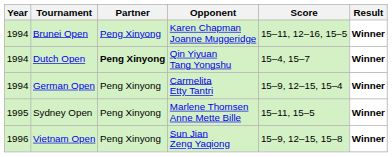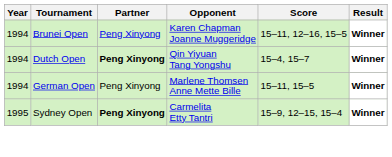(191, 86) Carmelita Etty Tantri -> (209, 86) Marlene Thomsen Anne Mette Bille
(302, 86) 15–9, 12–15, 15–4 -> (287, 86) 15–11, 15–5
(130, 112) normal -> (132, 112) bold
(209, 112) Marlene Thomsen Anne Mette Bille -> (191, 112) Carmelita Etty Tantri
(288, 112) 15–11, 15–5 -> (301, 112) 15–9, 12–15, 15–4
- row: (64, 139)
